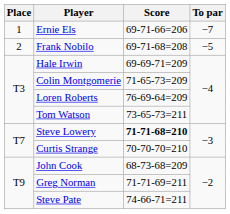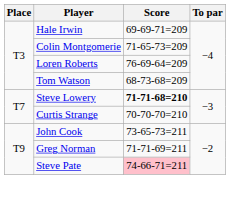- row: (56, 30)
- row: (65, 47)
(157, 115) 73-65-73=211 -> (157, 81) 68-73-68=209
(157, 166) 68-73-68=209 -> (157, 132) 73-65-73=211
(157, 200) no background -> (157, 166) pink background
